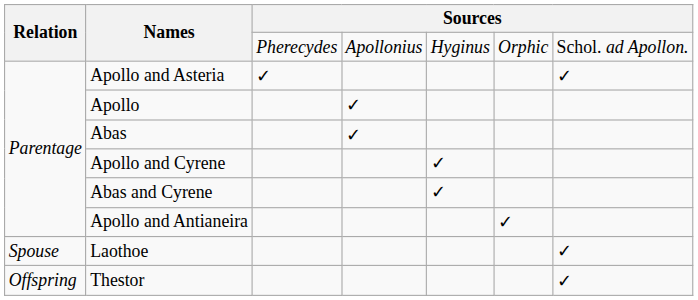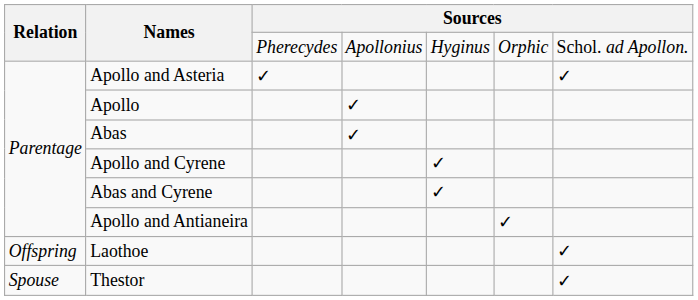(34, 251) Spouse -> (43, 251) Offspring
(43, 280) Offspring -> (34, 280) Spouse
